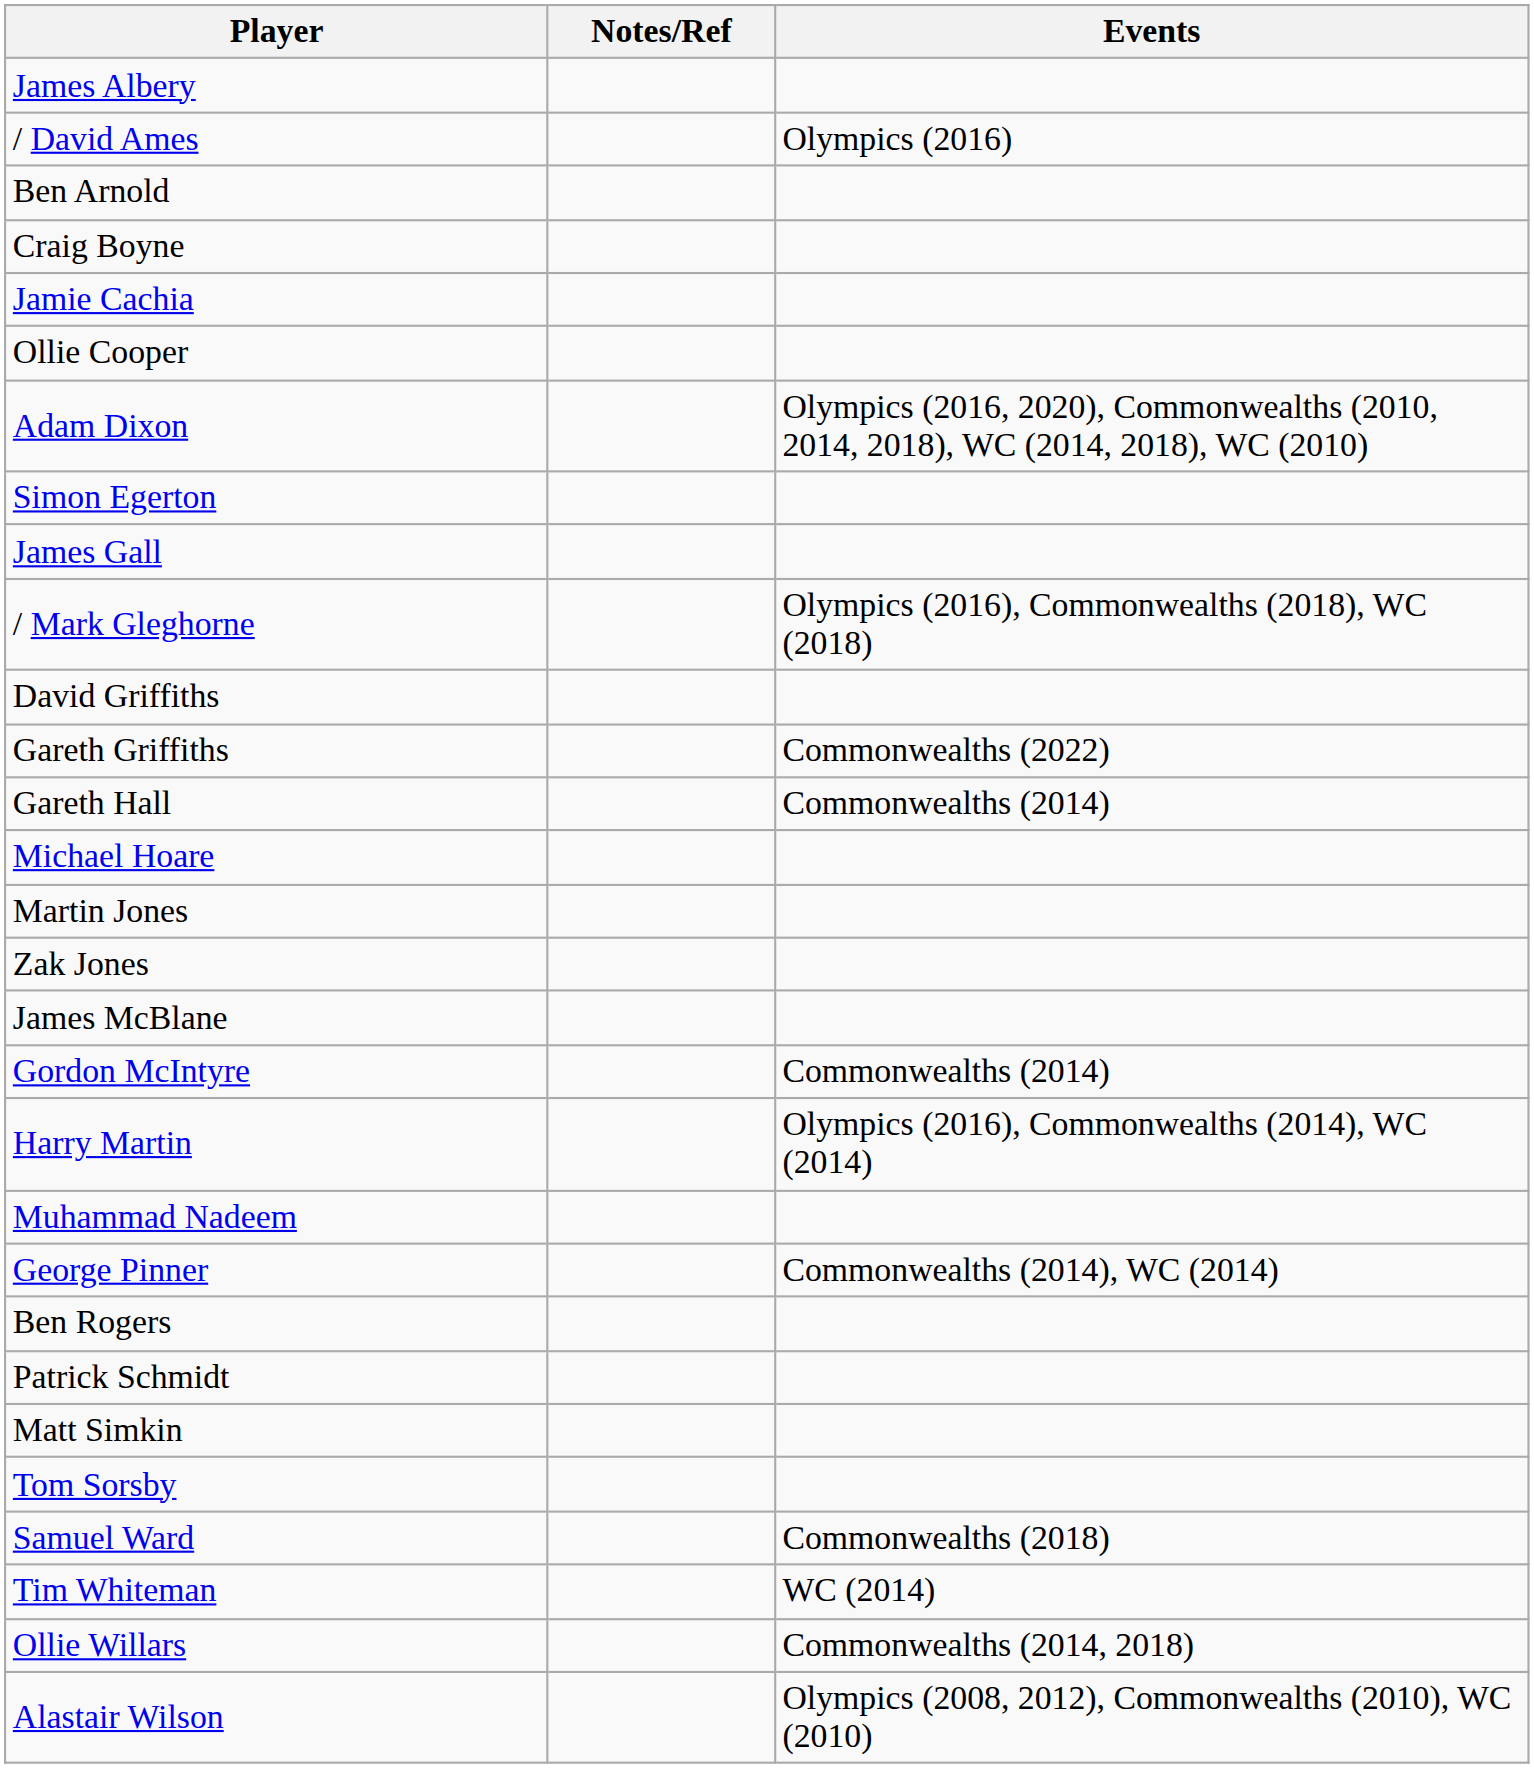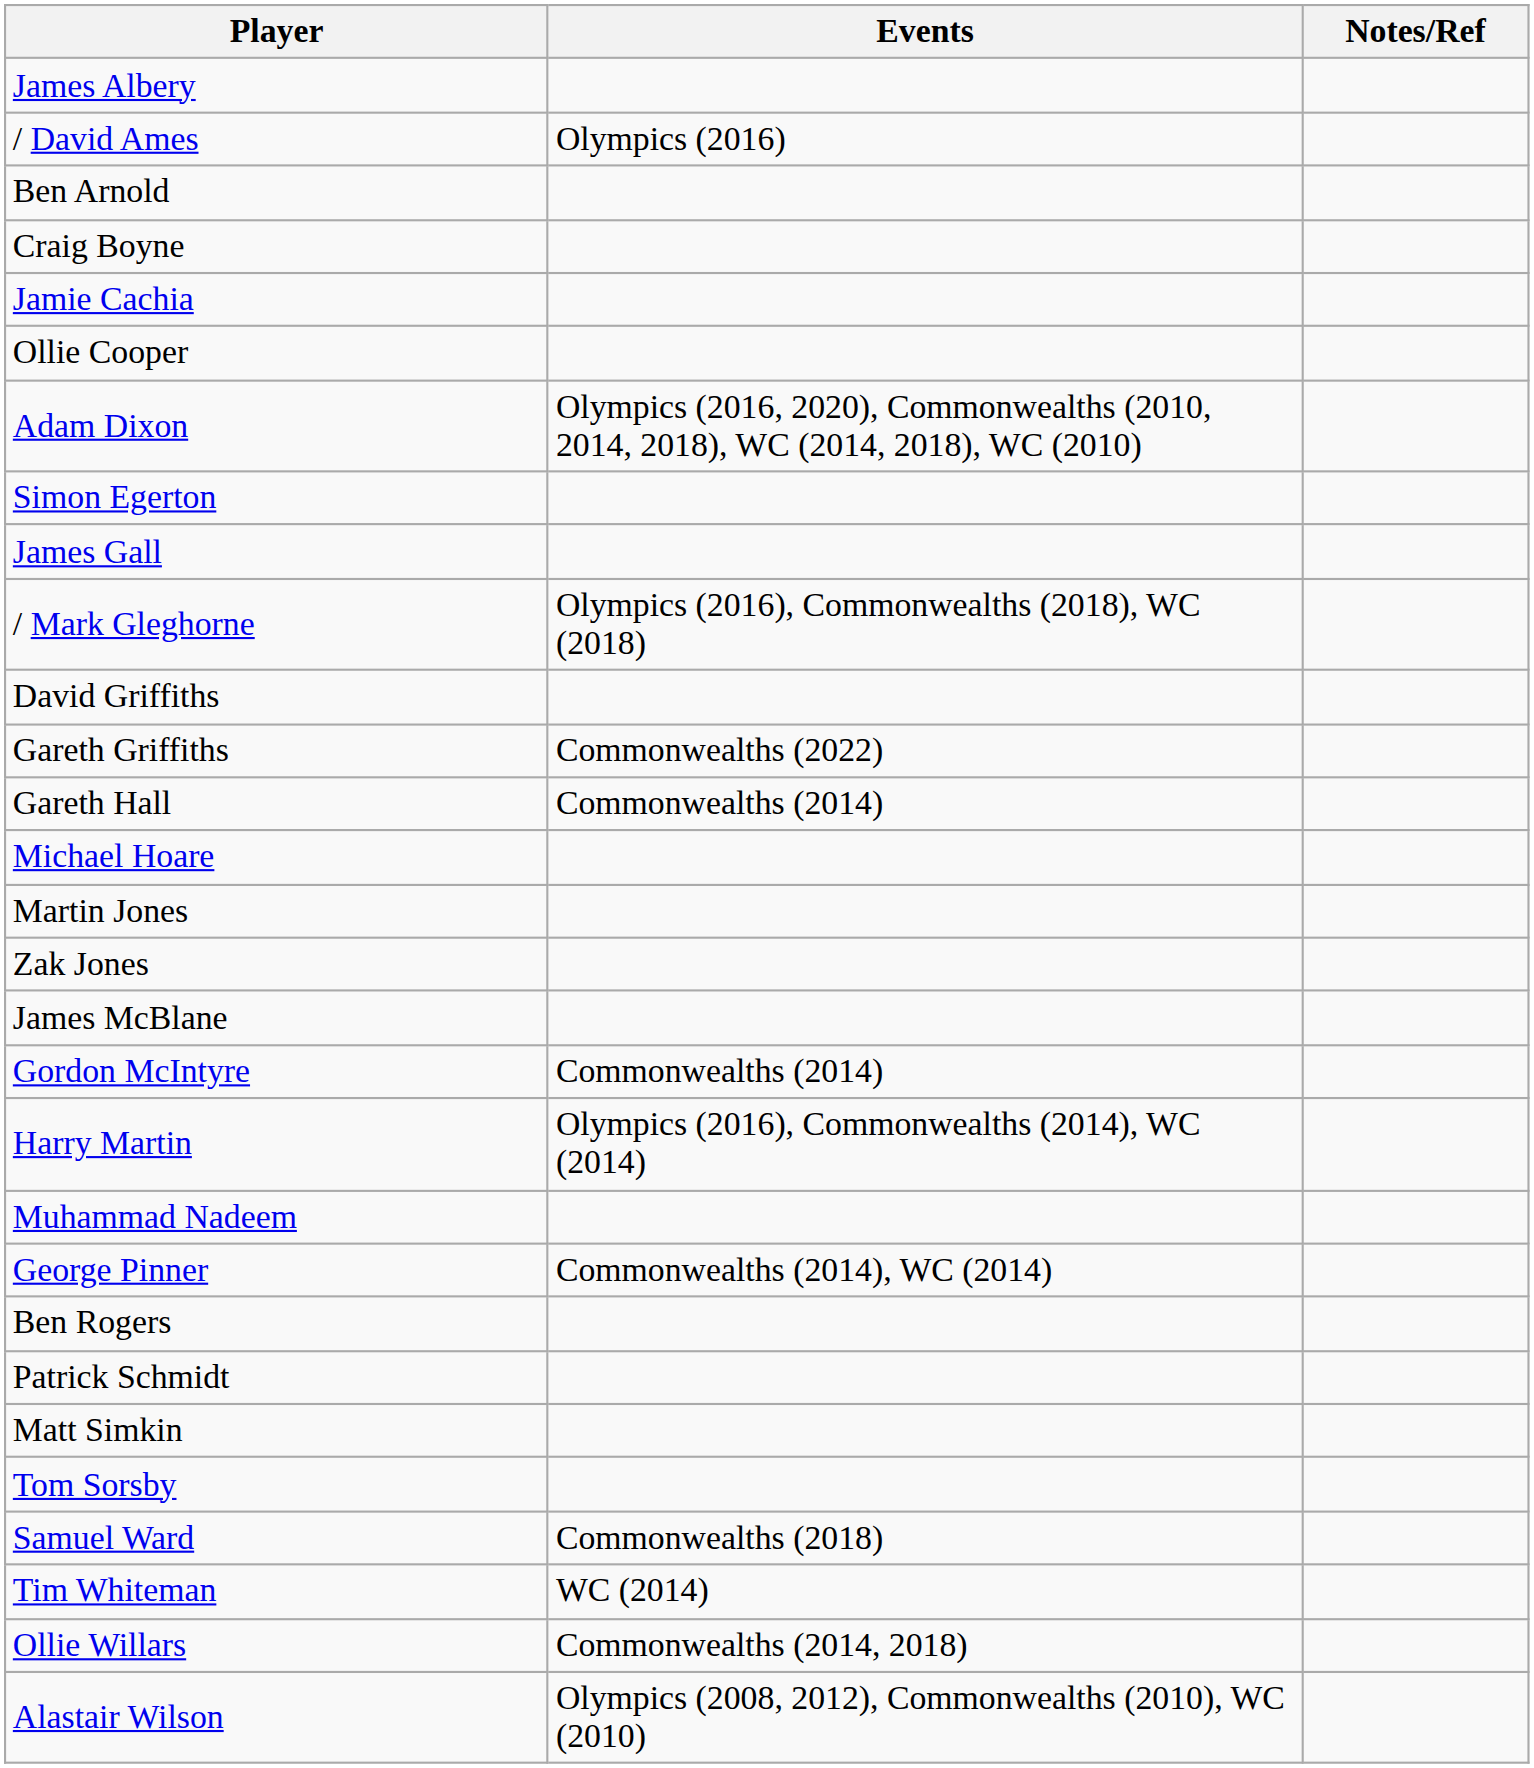columns swapped: (1152, 31) <-> (661, 31)
